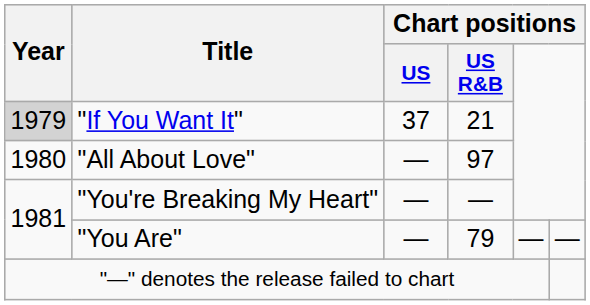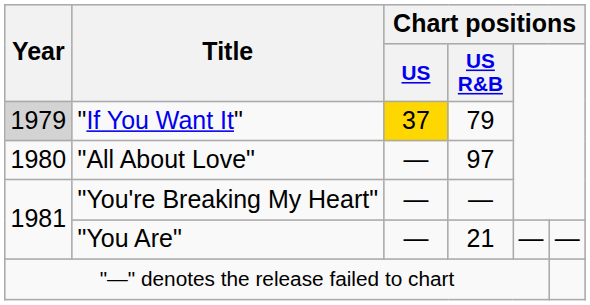(416, 120) no background -> (416, 120) gold background
(480, 120) 21 -> (480, 120) 79
(480, 239) 79 -> (480, 239) 21
